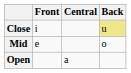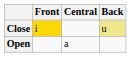(36, 28) no background -> (36, 28) gold background
- row: (18, 44)
